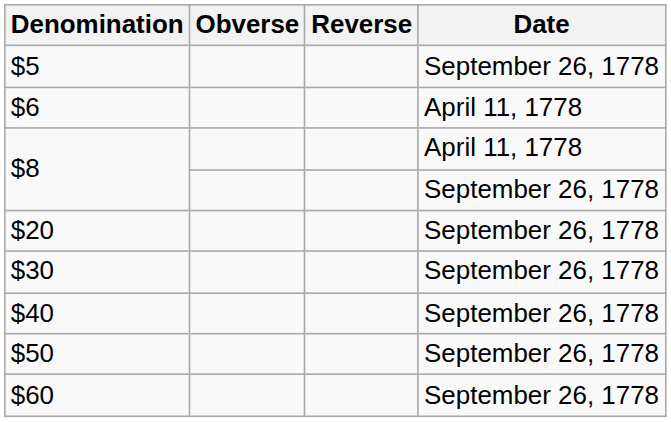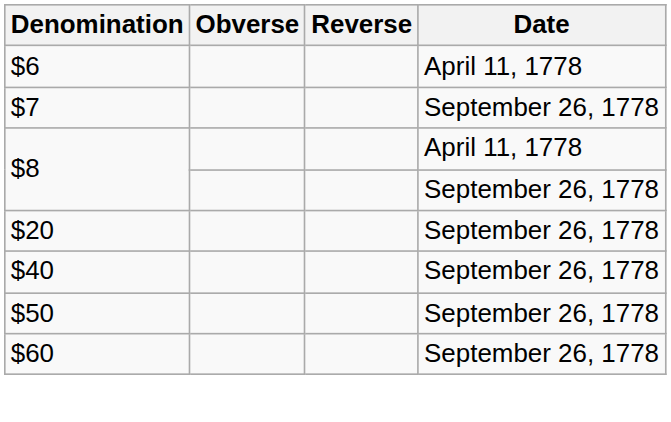- row: (25, 66)
+ row: (25, 107)
- row: (32, 271)
